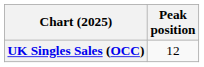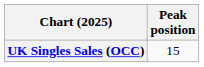(173, 51) 12 -> (173, 51) 15
